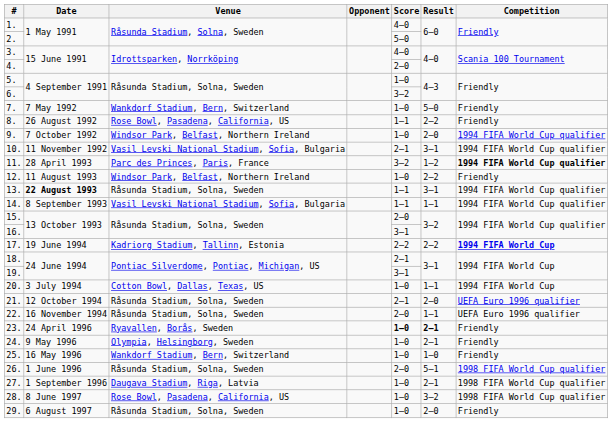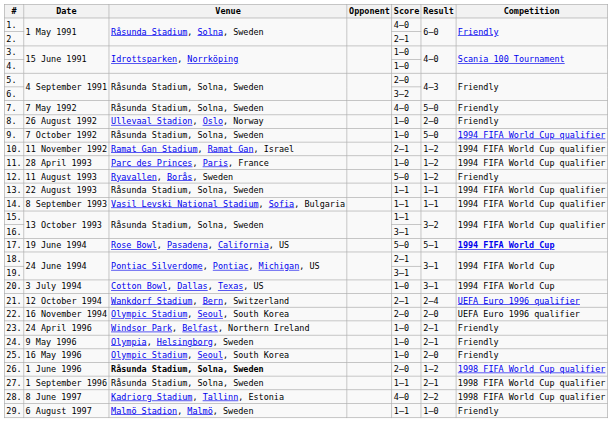(401, 39) 5–0 -> (401, 39) 2–1
(401, 53) 4–0 -> (401, 53) 1–0
(401, 66) 2–0 -> (401, 66) 1–0
(401, 80) 1–0 -> (401, 80) 2–0
(200, 108) Wankdorf Stadium, Bern, Switzerland -> (187, 108) Råsunda Stadium, Solna, Sweden
(401, 108) 1–0 -> (401, 108) 4–0
(200, 121) Rose Bowl, Pasadena, California, US -> (187, 121) Ullevaal Stadion, Oslo, Norway
(401, 121) 1–1 -> (401, 121) 1–0
(431, 121) 2–2 -> (431, 121) 2–0
(210, 135) Windsor Park, Belfast, Northern Ireland -> (187, 135) Råsunda Stadium, Solna, Sweden
(431, 135) 2–0 -> (431, 135) 5–0
(228, 149) Vasil Levski National Stadium, Sofia, Bulgaria -> (203, 149) Ramat Gan Stadium, Ramat Gan, Israel
(431, 149) 3–1 -> (431, 149) 1–2
(401, 163) 3–2 -> (401, 163) 1–0
(532, 163) bold -> (532, 163) normal
(210, 176) Windsor Park, Belfast, Northern Ireland -> (172, 176) Ryavallen, Borås, Sweden
(401, 176) 1–0 -> (401, 176) 5–0
(431, 176) 2–2 -> (431, 176) 1–2
(61, 190) bold -> (61, 190) normal
(431, 190) 3–1 -> (431, 190) 1–1
(401, 218) 2–0 -> (401, 218) 1–1
(198, 245) Kadriorg Stadium, Tallinn, Estonia -> (200, 245) Rose Bowl, Pasadena, California, US
(401, 245) 2–2 -> (401, 245) 5–0
(431, 245) 2–2 -> (431, 245) 5–1
(431, 287) 1–1 -> (431, 287) 3–1
(187, 300) Råsunda Stadium, Solna, Sweden -> (200, 300) Wankdorf Stadium, Bern, Switzerland
(431, 300) 2–0 -> (431, 300) 2–4
(187, 314) Råsunda Stadium, Solna, Sweden -> (200, 314) Olympic Stadium, Seoul, South Korea
(431, 314) 1–1 -> (431, 314) 2–0
(172, 328) Ryavallen, Borås, Sweden -> (210, 328) Windsor Park, Belfast, Northern Ireland
(401, 328) bold -> (401, 328) normal
(431, 328) bold -> (431, 328) normal
(200, 356) Wankdorf Stadium, Bern, Switzerland -> (200, 356) Olympic Stadium, Seoul, South Korea
(431, 356) 1–0 -> (431, 356) 2–0
(187, 369) normal -> (187, 369) bold
(431, 369) 5–1 -> (431, 369) 1–2
(185, 383) Daugava Stadium, Riga, Latvia -> (187, 383) Råsunda Stadium, Solna, Sweden
(401, 383) 1–0 -> (401, 383) 1–1
(200, 397) Rose Bowl, Pasadena, California, US -> (198, 397) Kadriorg Stadium, Tallinn, Estonia
(401, 397) 1–0 -> (401, 397) 4–0
(431, 397) 3–2 -> (431, 397) 2–2
(187, 411) Råsunda Stadium, Solna, Sweden -> (182, 411) Malmö Stadion, Malmö, Sweden
(401, 411) 1–0 -> (401, 411) 1–1
(431, 411) 2–0 -> (431, 411) 1–0
